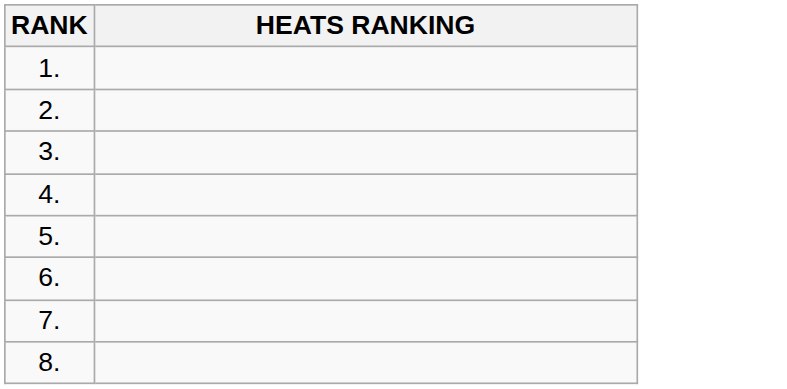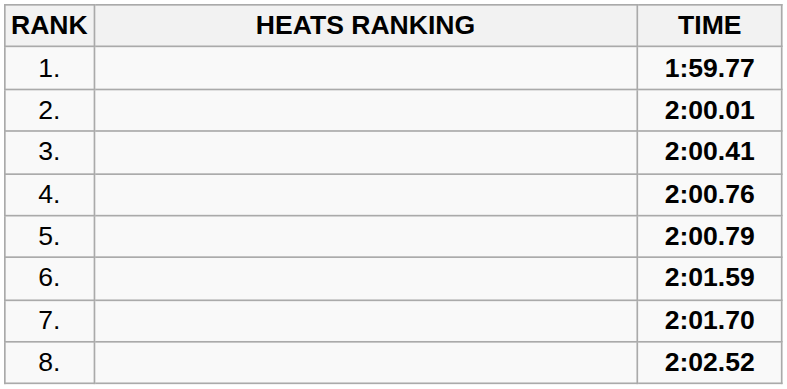+ column: (710, 25)
